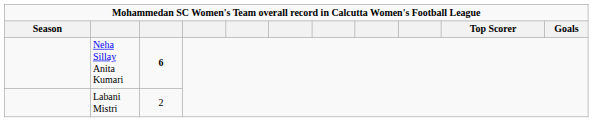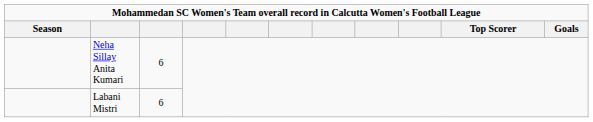(161, 63) bold -> (161, 63) normal
(161, 103) 2 -> (161, 103) 6
